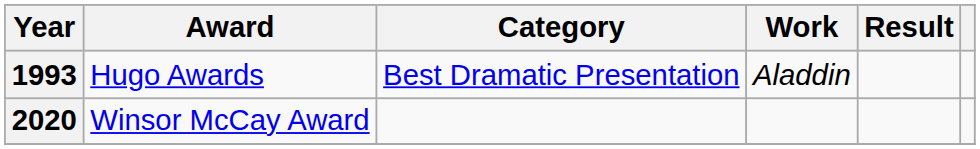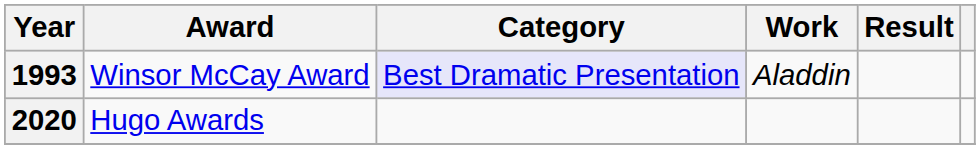(177, 74) Hugo Awards -> (230, 74) Winsor McCay Award
(561, 74) no background -> (561, 74) lavender background
(230, 120) Winsor McCay Award -> (177, 120) Hugo Awards
